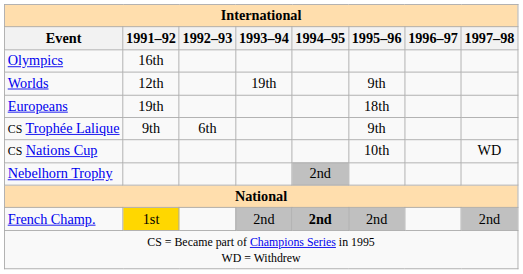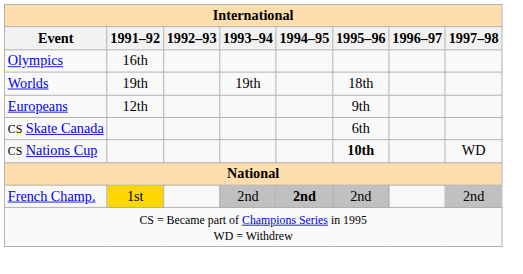(151, 83) 12th -> (135, 83) 19th
(377, 83) 9th -> (361, 83) 18th
(151, 106) 19th -> (135, 106) 12th
(377, 106) 18th -> (361, 106) 9th
+ row: (56, 128)
- row: (64, 128)
(377, 151) normal -> (361, 151) bold
- row: (60, 173)
